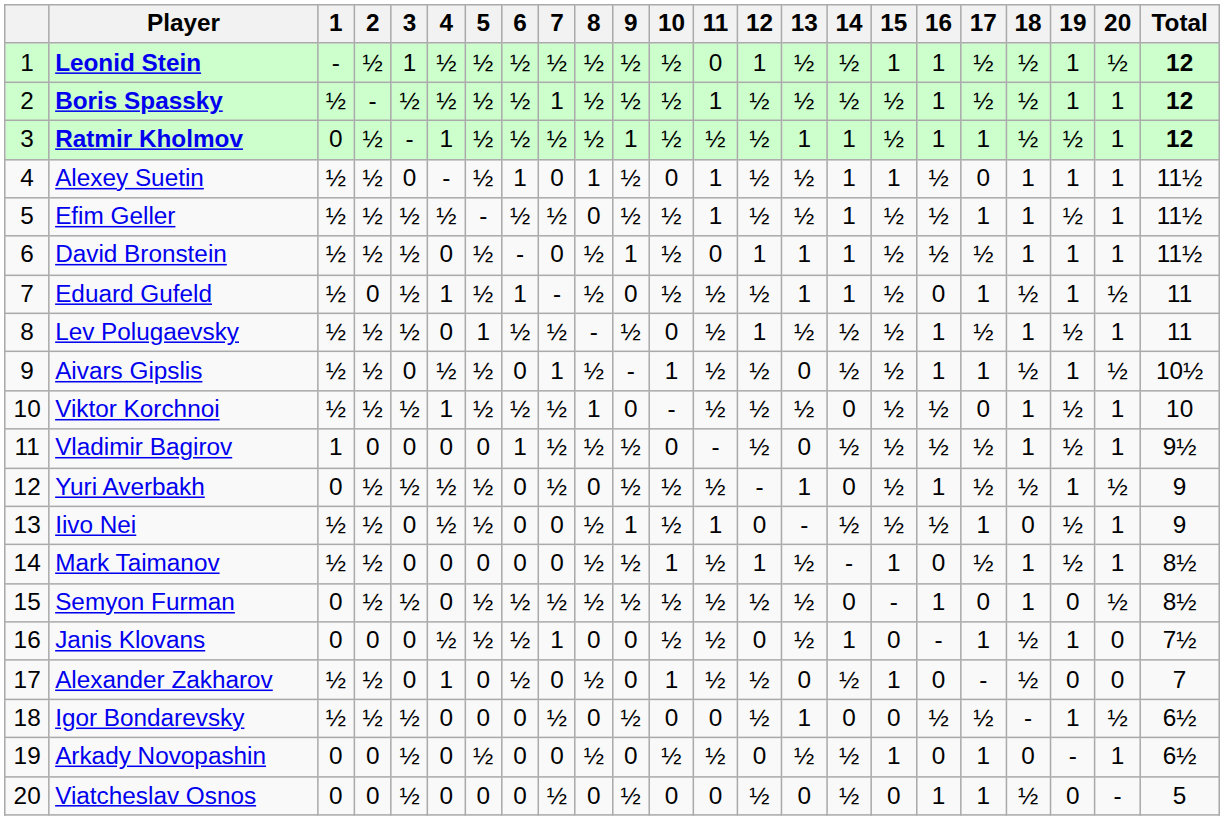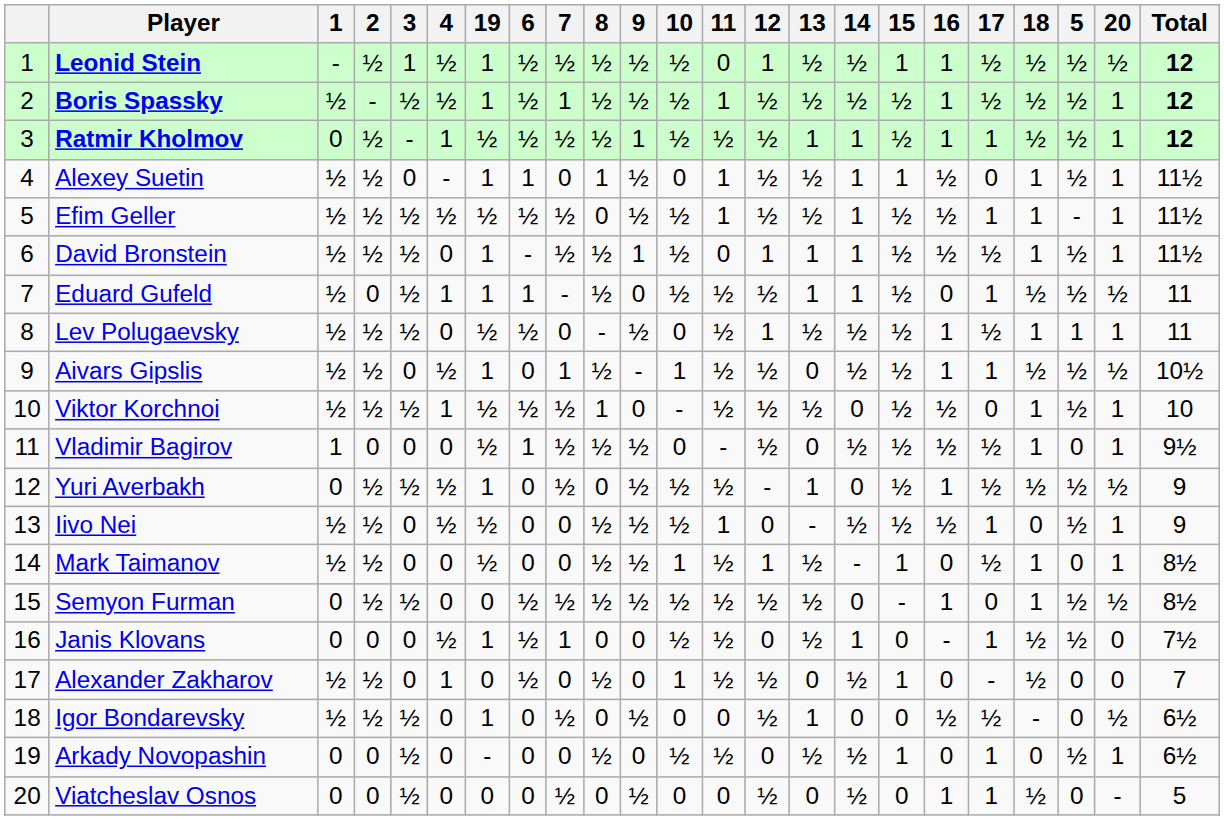columns swapped: (483, 23) <-> (1073, 23)
(557, 255) 0 -> (565, 255) ½
(557, 332) ½ -> (565, 332) 0
(631, 525) 1 -> (639, 525) ½
